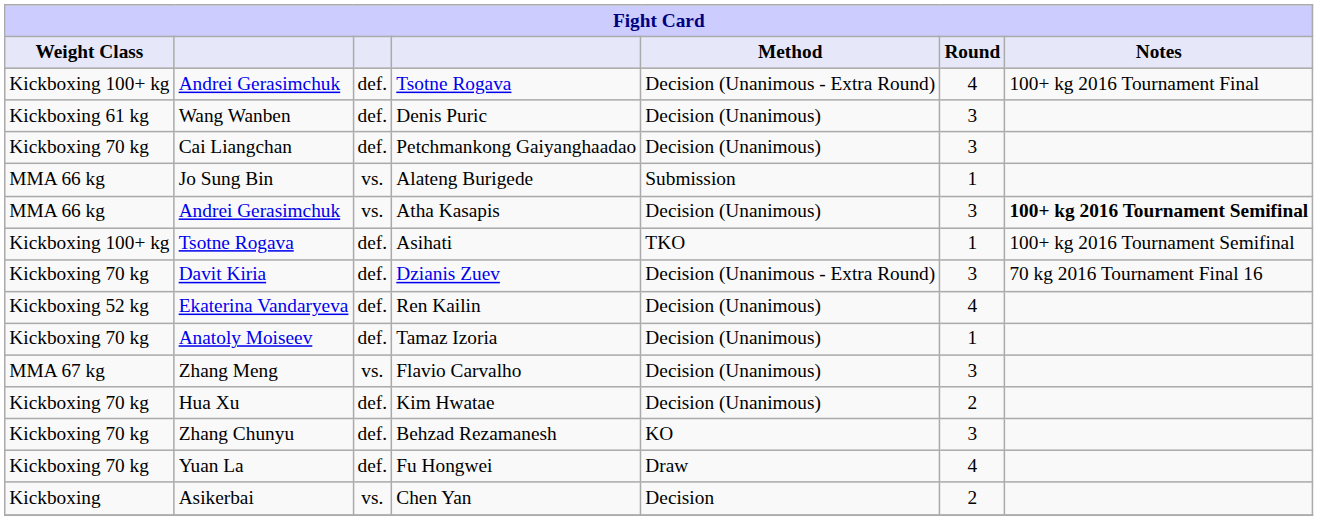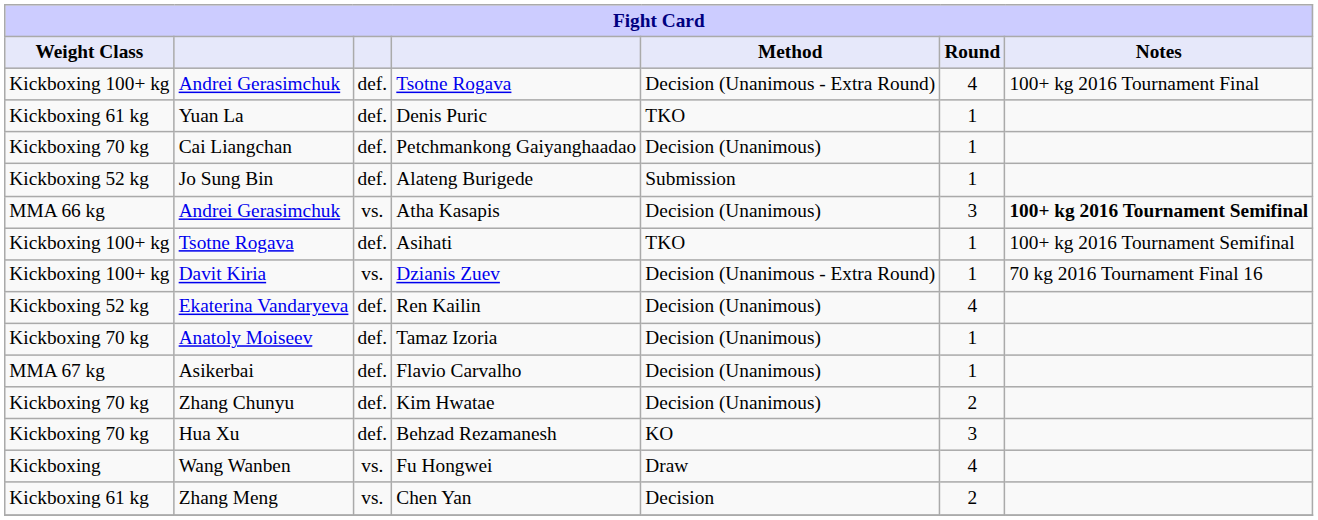(235, 115) Wang Wanben -> (211, 115) Yuan La
(733, 115) Decision (Unanimous) -> (665, 115) TKO
(972, 115) 3 -> (972, 115) 1
(972, 147) 3 -> (972, 147) 1
(57, 179) MMA 66 kg -> (79, 179) Kickboxing 52 kg
(372, 179) vs. -> (372, 179) def.
(79, 275) Kickboxing 70 kg -> (89, 275) Kickboxing 100+ kg
(372, 275) def. -> (372, 275) vs.
(972, 275) 3 -> (972, 275) 1
(228, 370) Zhang Meng -> (216, 370) Asikerbai
(372, 370) vs. -> (372, 370) def.
(972, 370) 3 -> (972, 370) 1
(209, 402) Hua Xu -> (236, 402) Zhang Chunyu
(236, 434) Zhang Chunyu -> (209, 434) Hua Xu
(79, 466) Kickboxing 70 kg -> (55, 466) Kickboxing
(211, 466) Yuan La -> (235, 466) Wang Wanben
(372, 466) def. -> (372, 466) vs.
(55, 497) Kickboxing -> (79, 497) Kickboxing 61 kg
(216, 497) Asikerbai -> (228, 497) Zhang Meng
